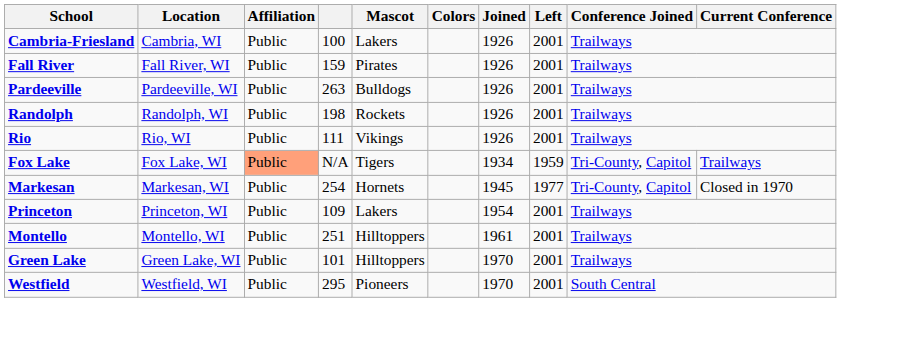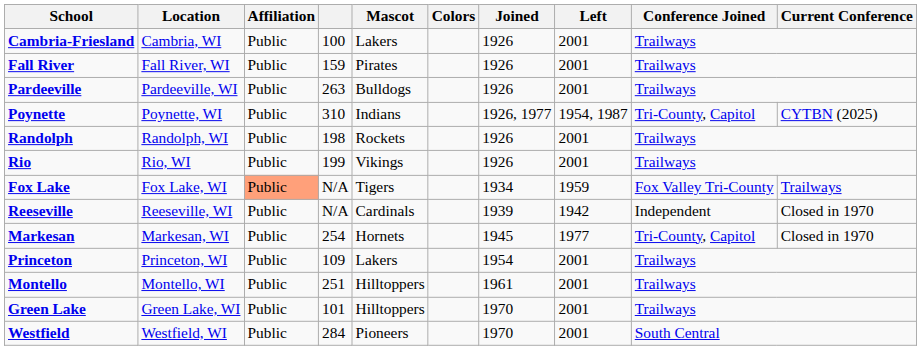+ row: (37, 114)
(333, 138) 111 -> (334, 162) 199
(631, 162) Tri-County, Capitol -> (704, 187) Fox Valley Tri-County
+ row: (40, 211)
(334, 284) 295 -> (334, 333) 284
